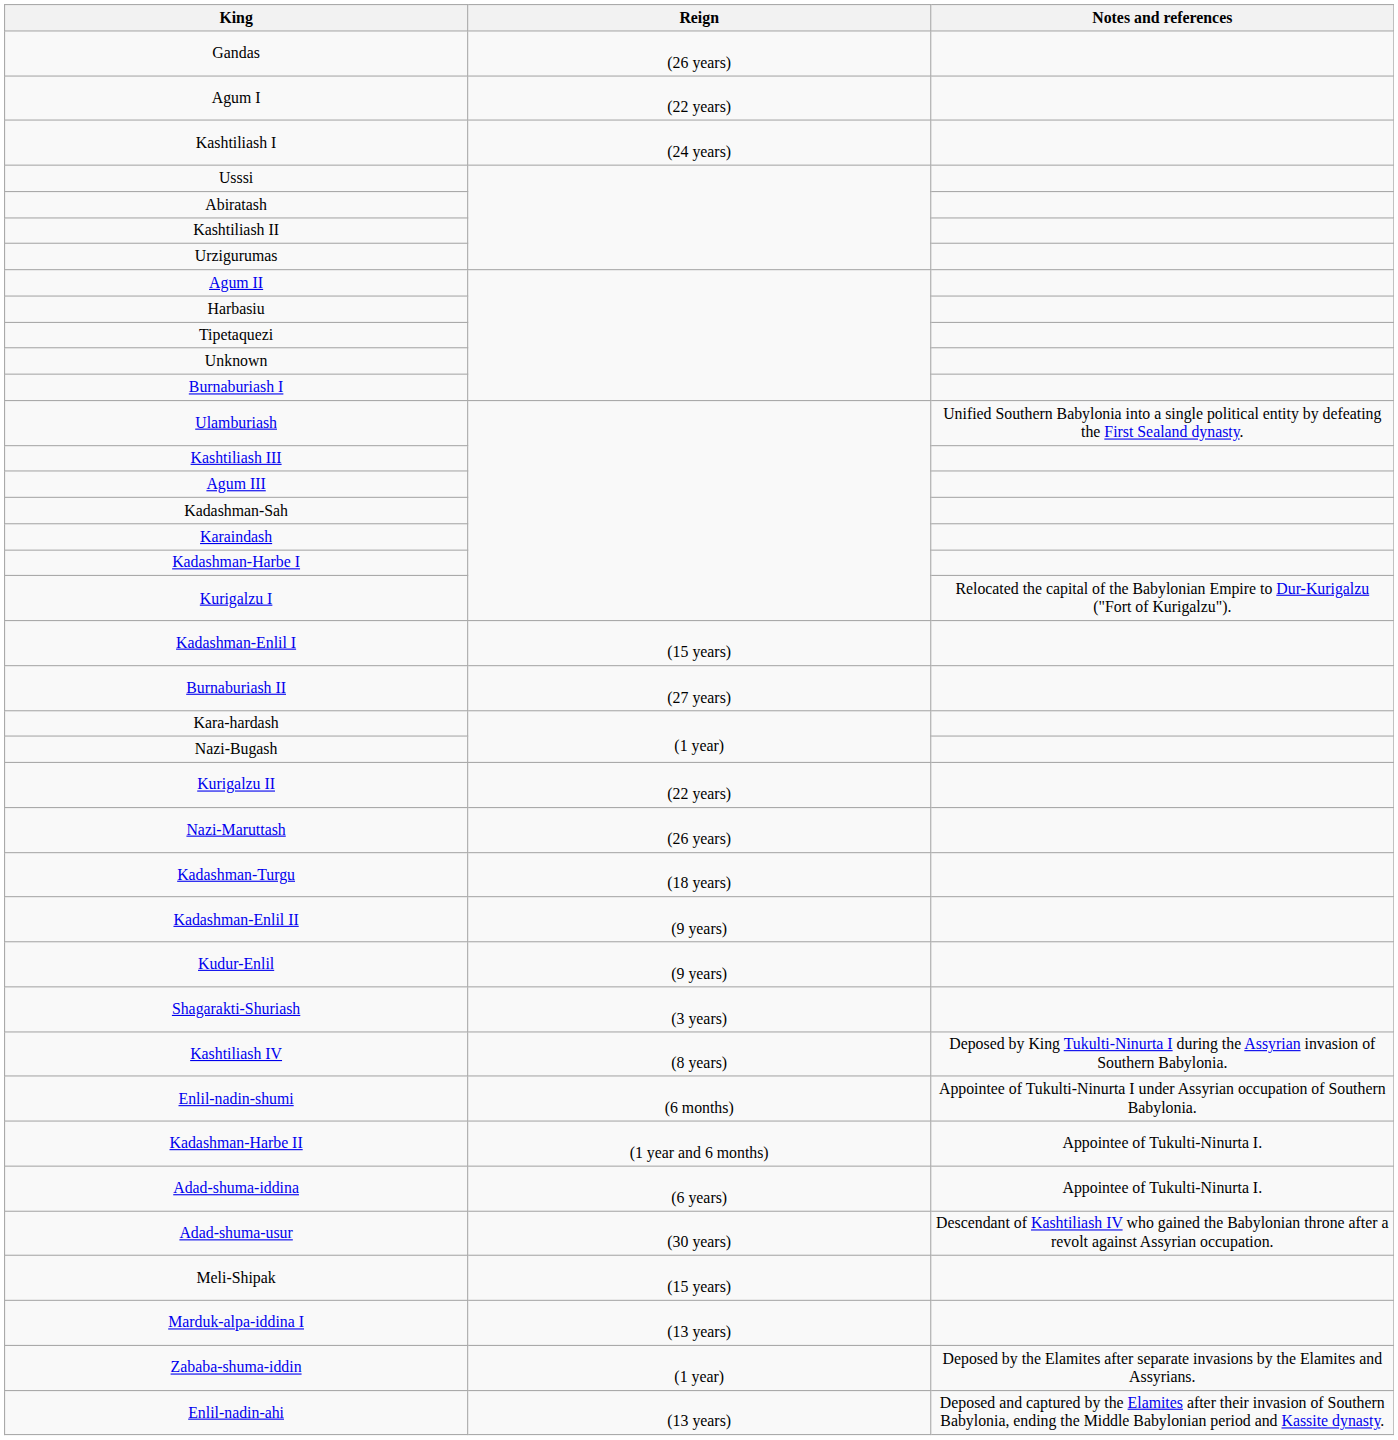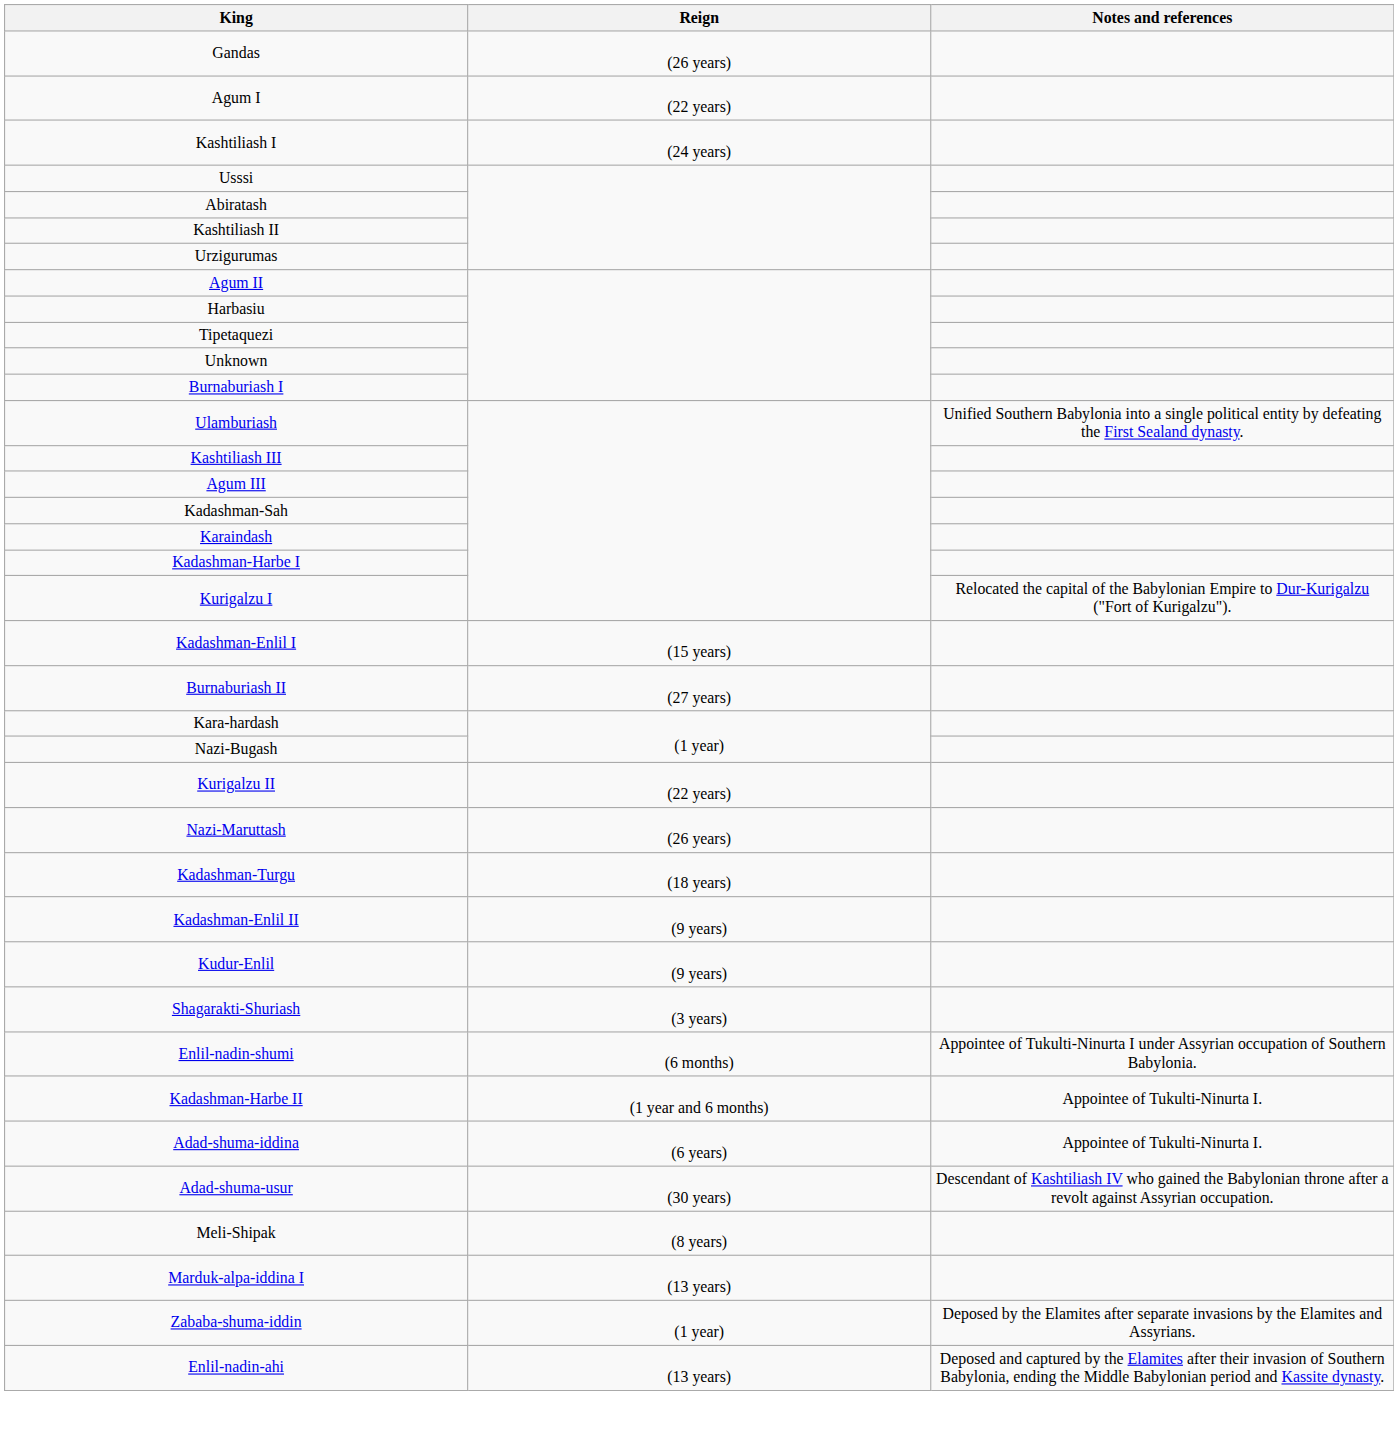- row: (236, 1054)
(699, 1287) (15 years) -> (699, 1242) (8 years)
